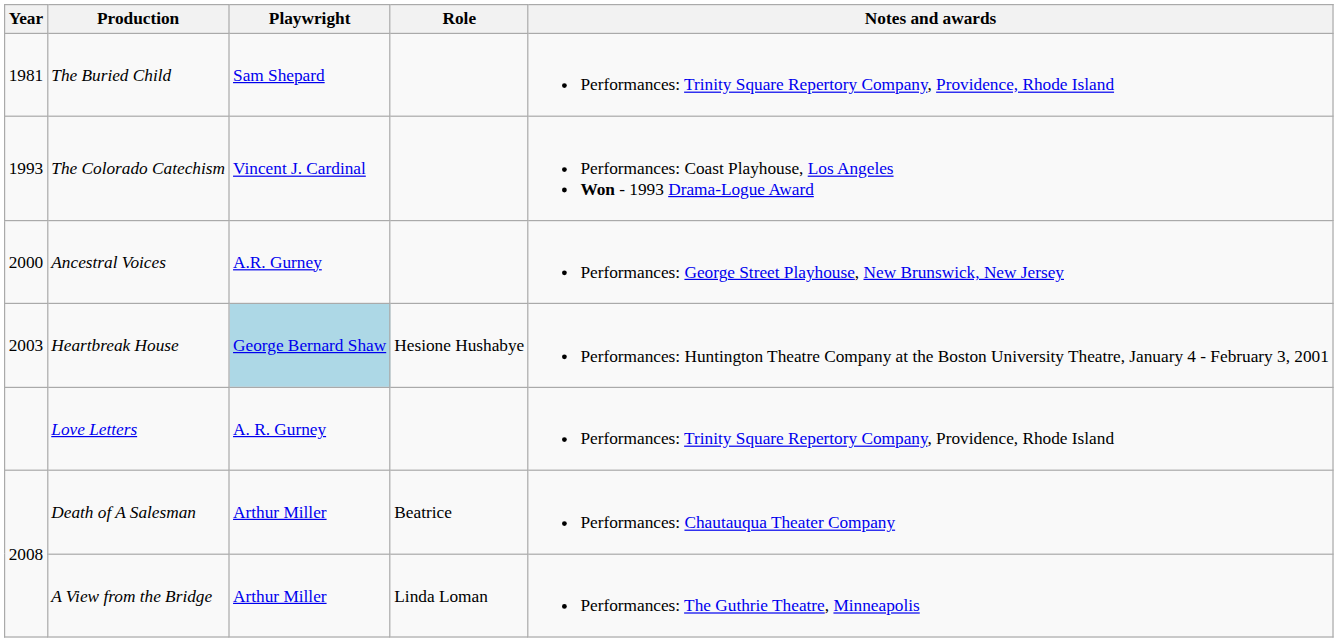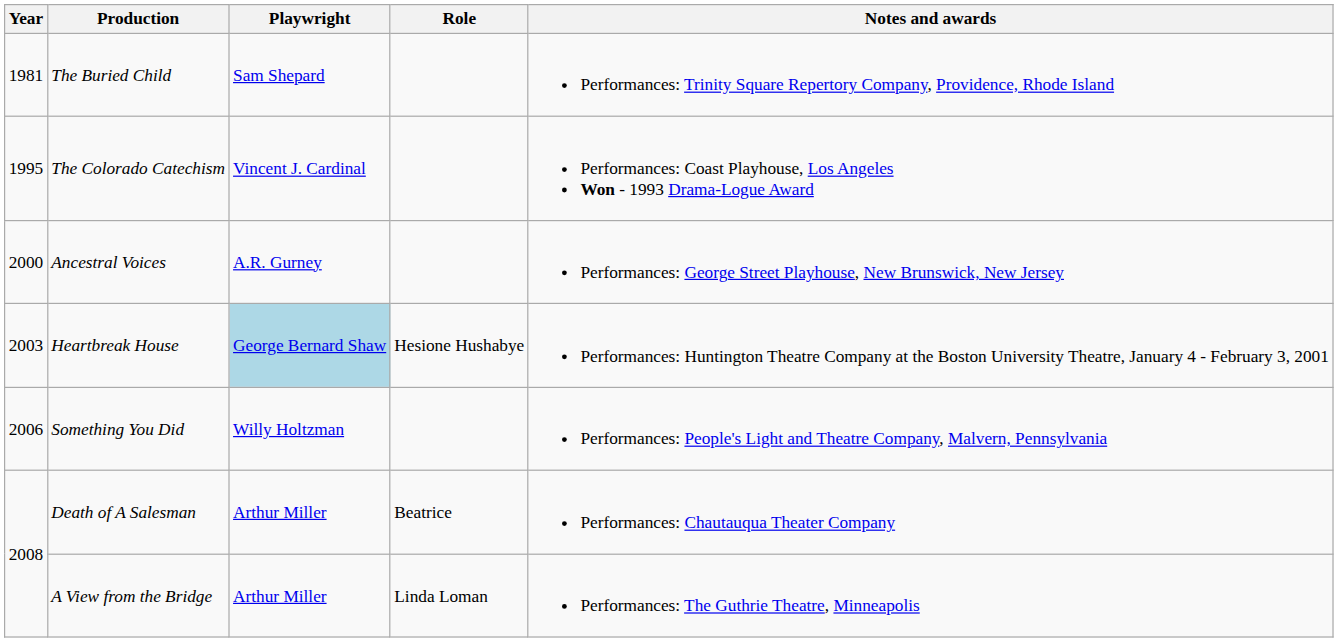(26, 168) 1993 -> (26, 168) 1995
- row: (94, 429)
+ row: (118, 429)
